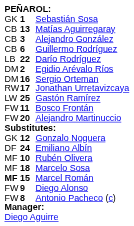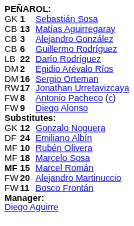- row: (68, 98)
rows swapped: (76, 197) <-> (64, 108)
rows swapped: (78, 118) <-> (62, 188)
